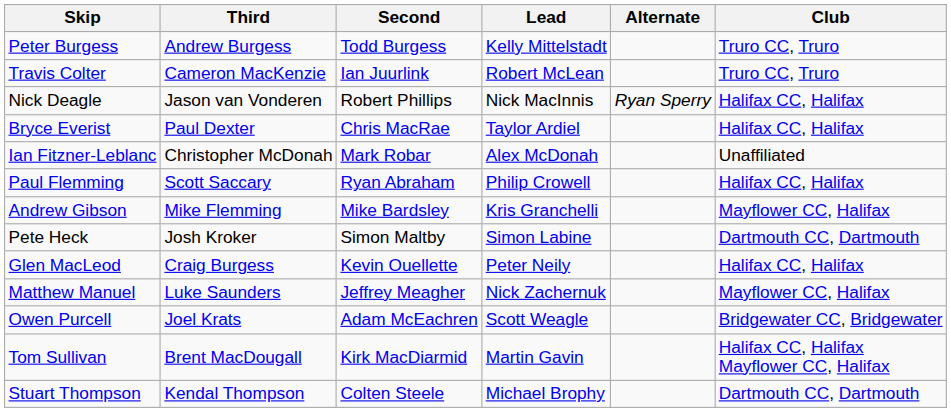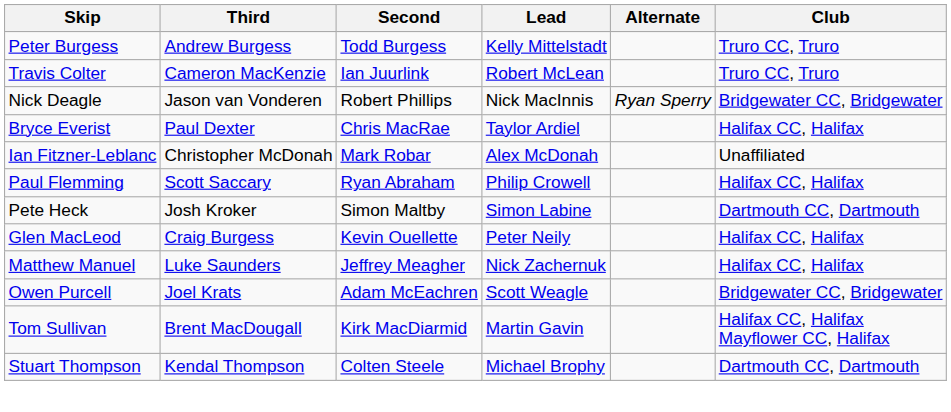(791, 100) Halifax CC, Halifax -> (831, 100) Bridgewater CC, Bridgewater
- row: (68, 210)
(804, 292) Mayflower CC, Halifax -> (791, 264) Halifax CC, Halifax
